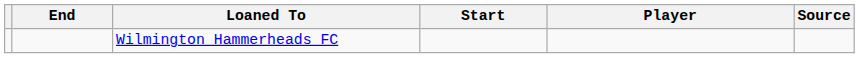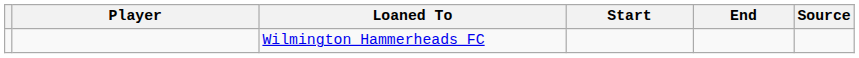columns swapped: (670, 17) <-> (62, 17)
